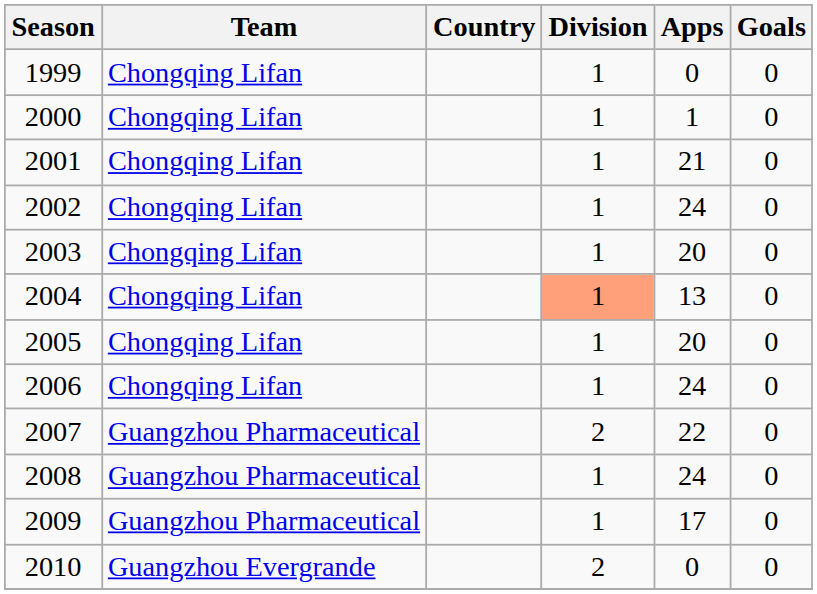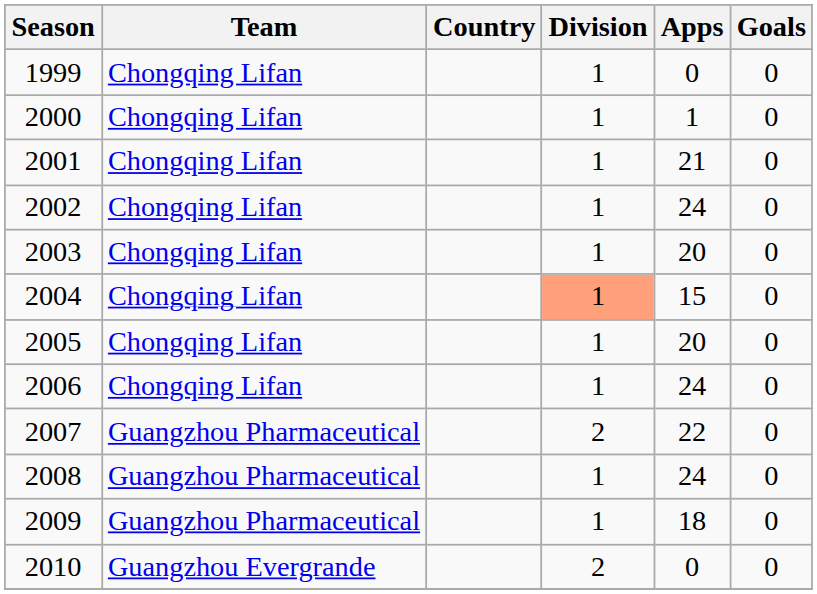(692, 296) 13 -> (692, 296) 15
(692, 521) 17 -> (692, 521) 18
